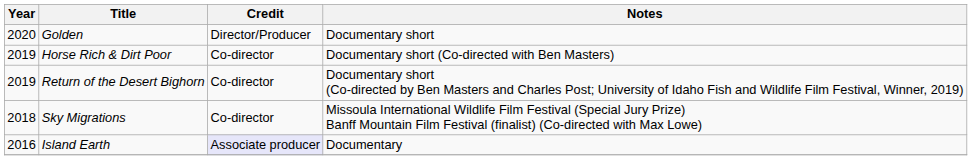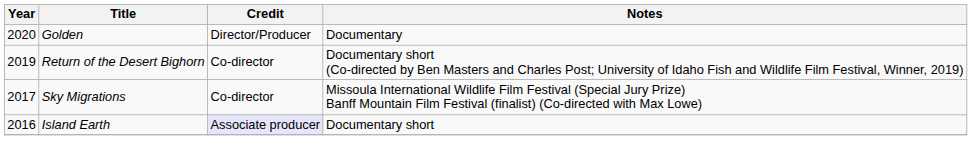(380, 34) Documentary short -> (364, 34) Documentary
- row: (106, 55)
(22, 117) 2018 -> (22, 97) 2017
(364, 144) Documentary -> (380, 124) Documentary short
